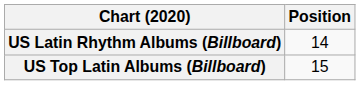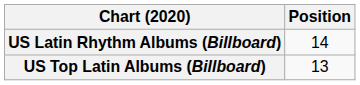(320, 67) 15 -> (320, 67) 13
